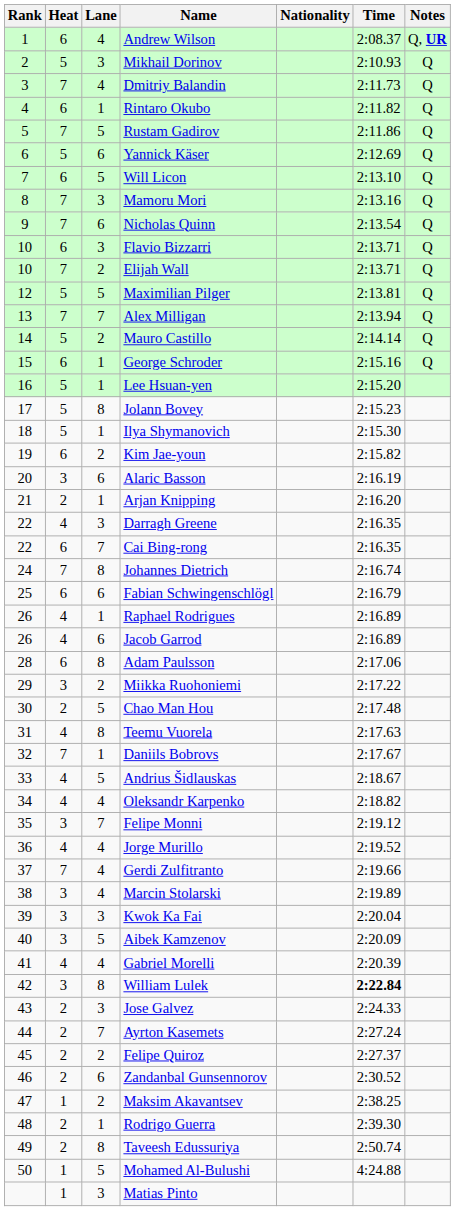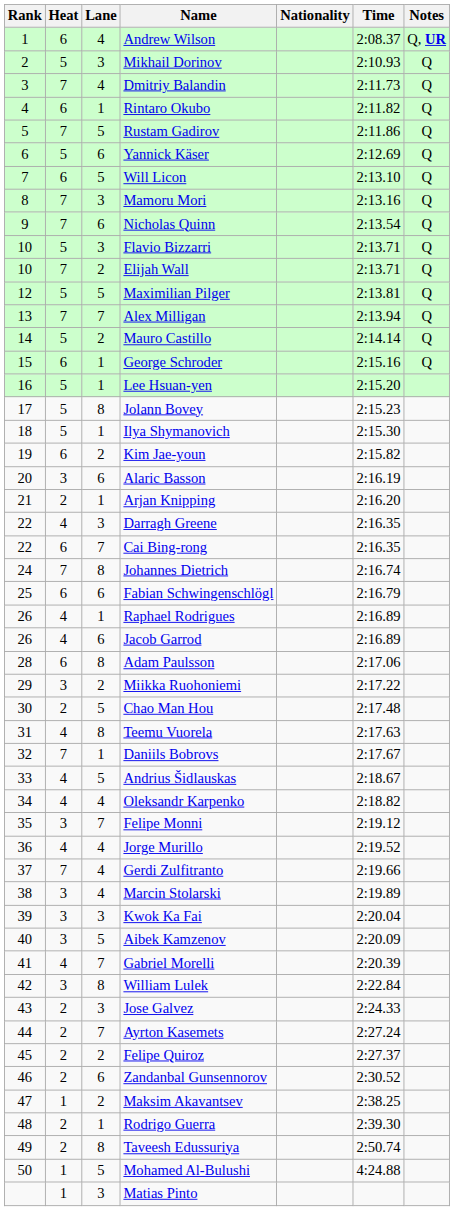(63, 246) 6 -> (63, 246) 5
(101, 962) 4 -> (101, 962) 7
(379, 985) bold -> (378, 985) normal
